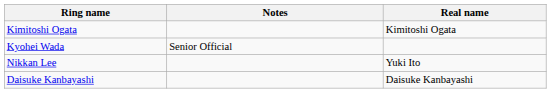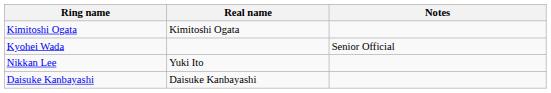columns swapped: (465, 12) <-> (275, 12)
